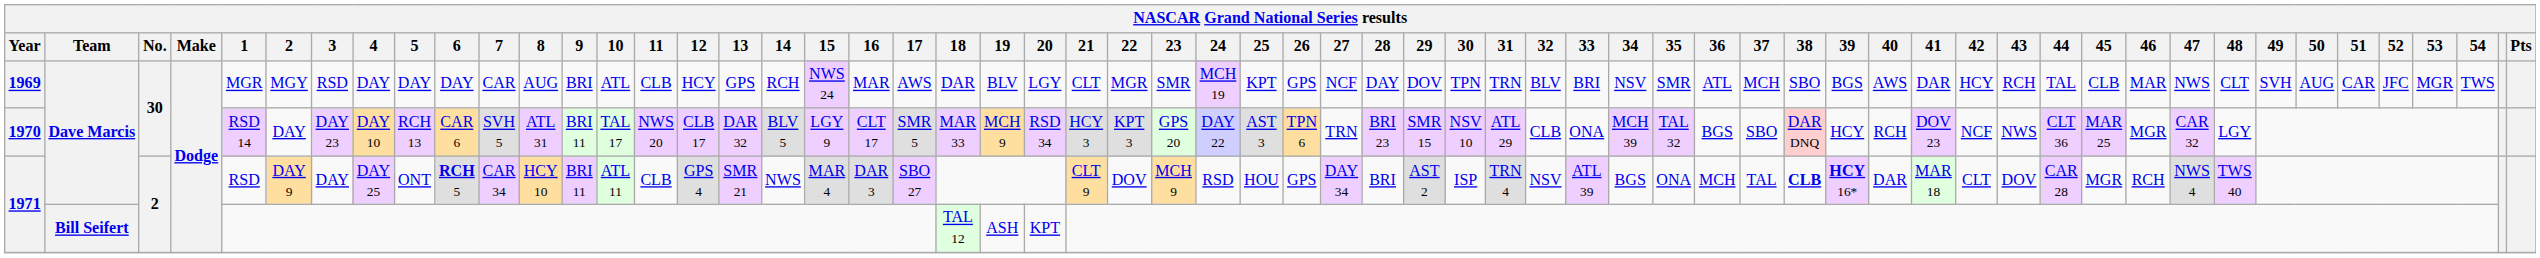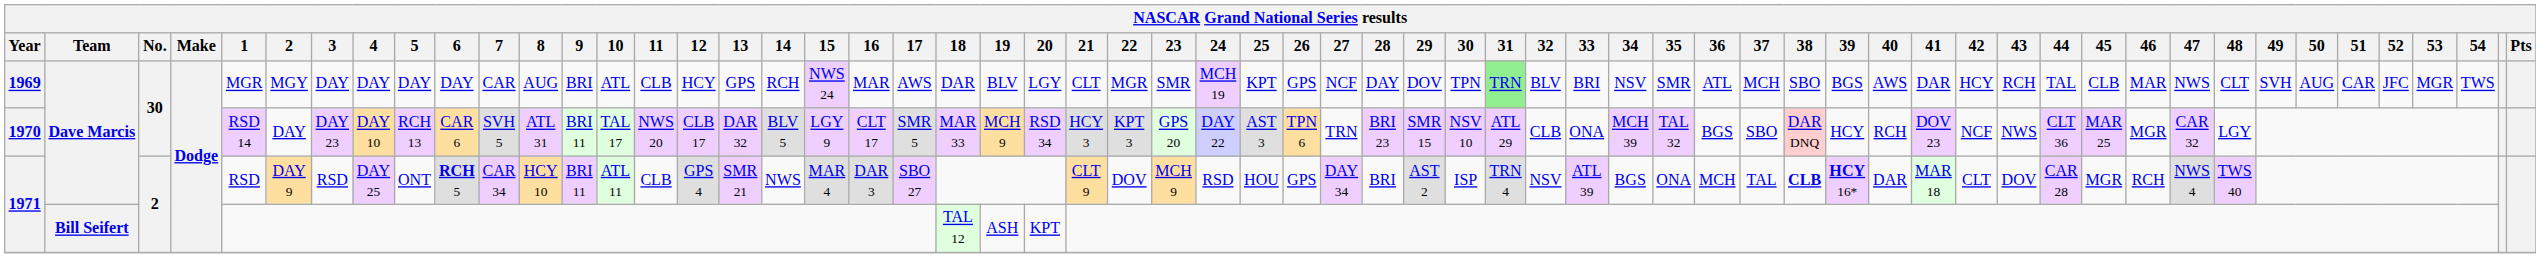(332, 84) RSD -> (332, 84) DAY
(1506, 84) no background -> (1506, 84) lightgreen background
(332, 180) DAY -> (332, 180) RSD
